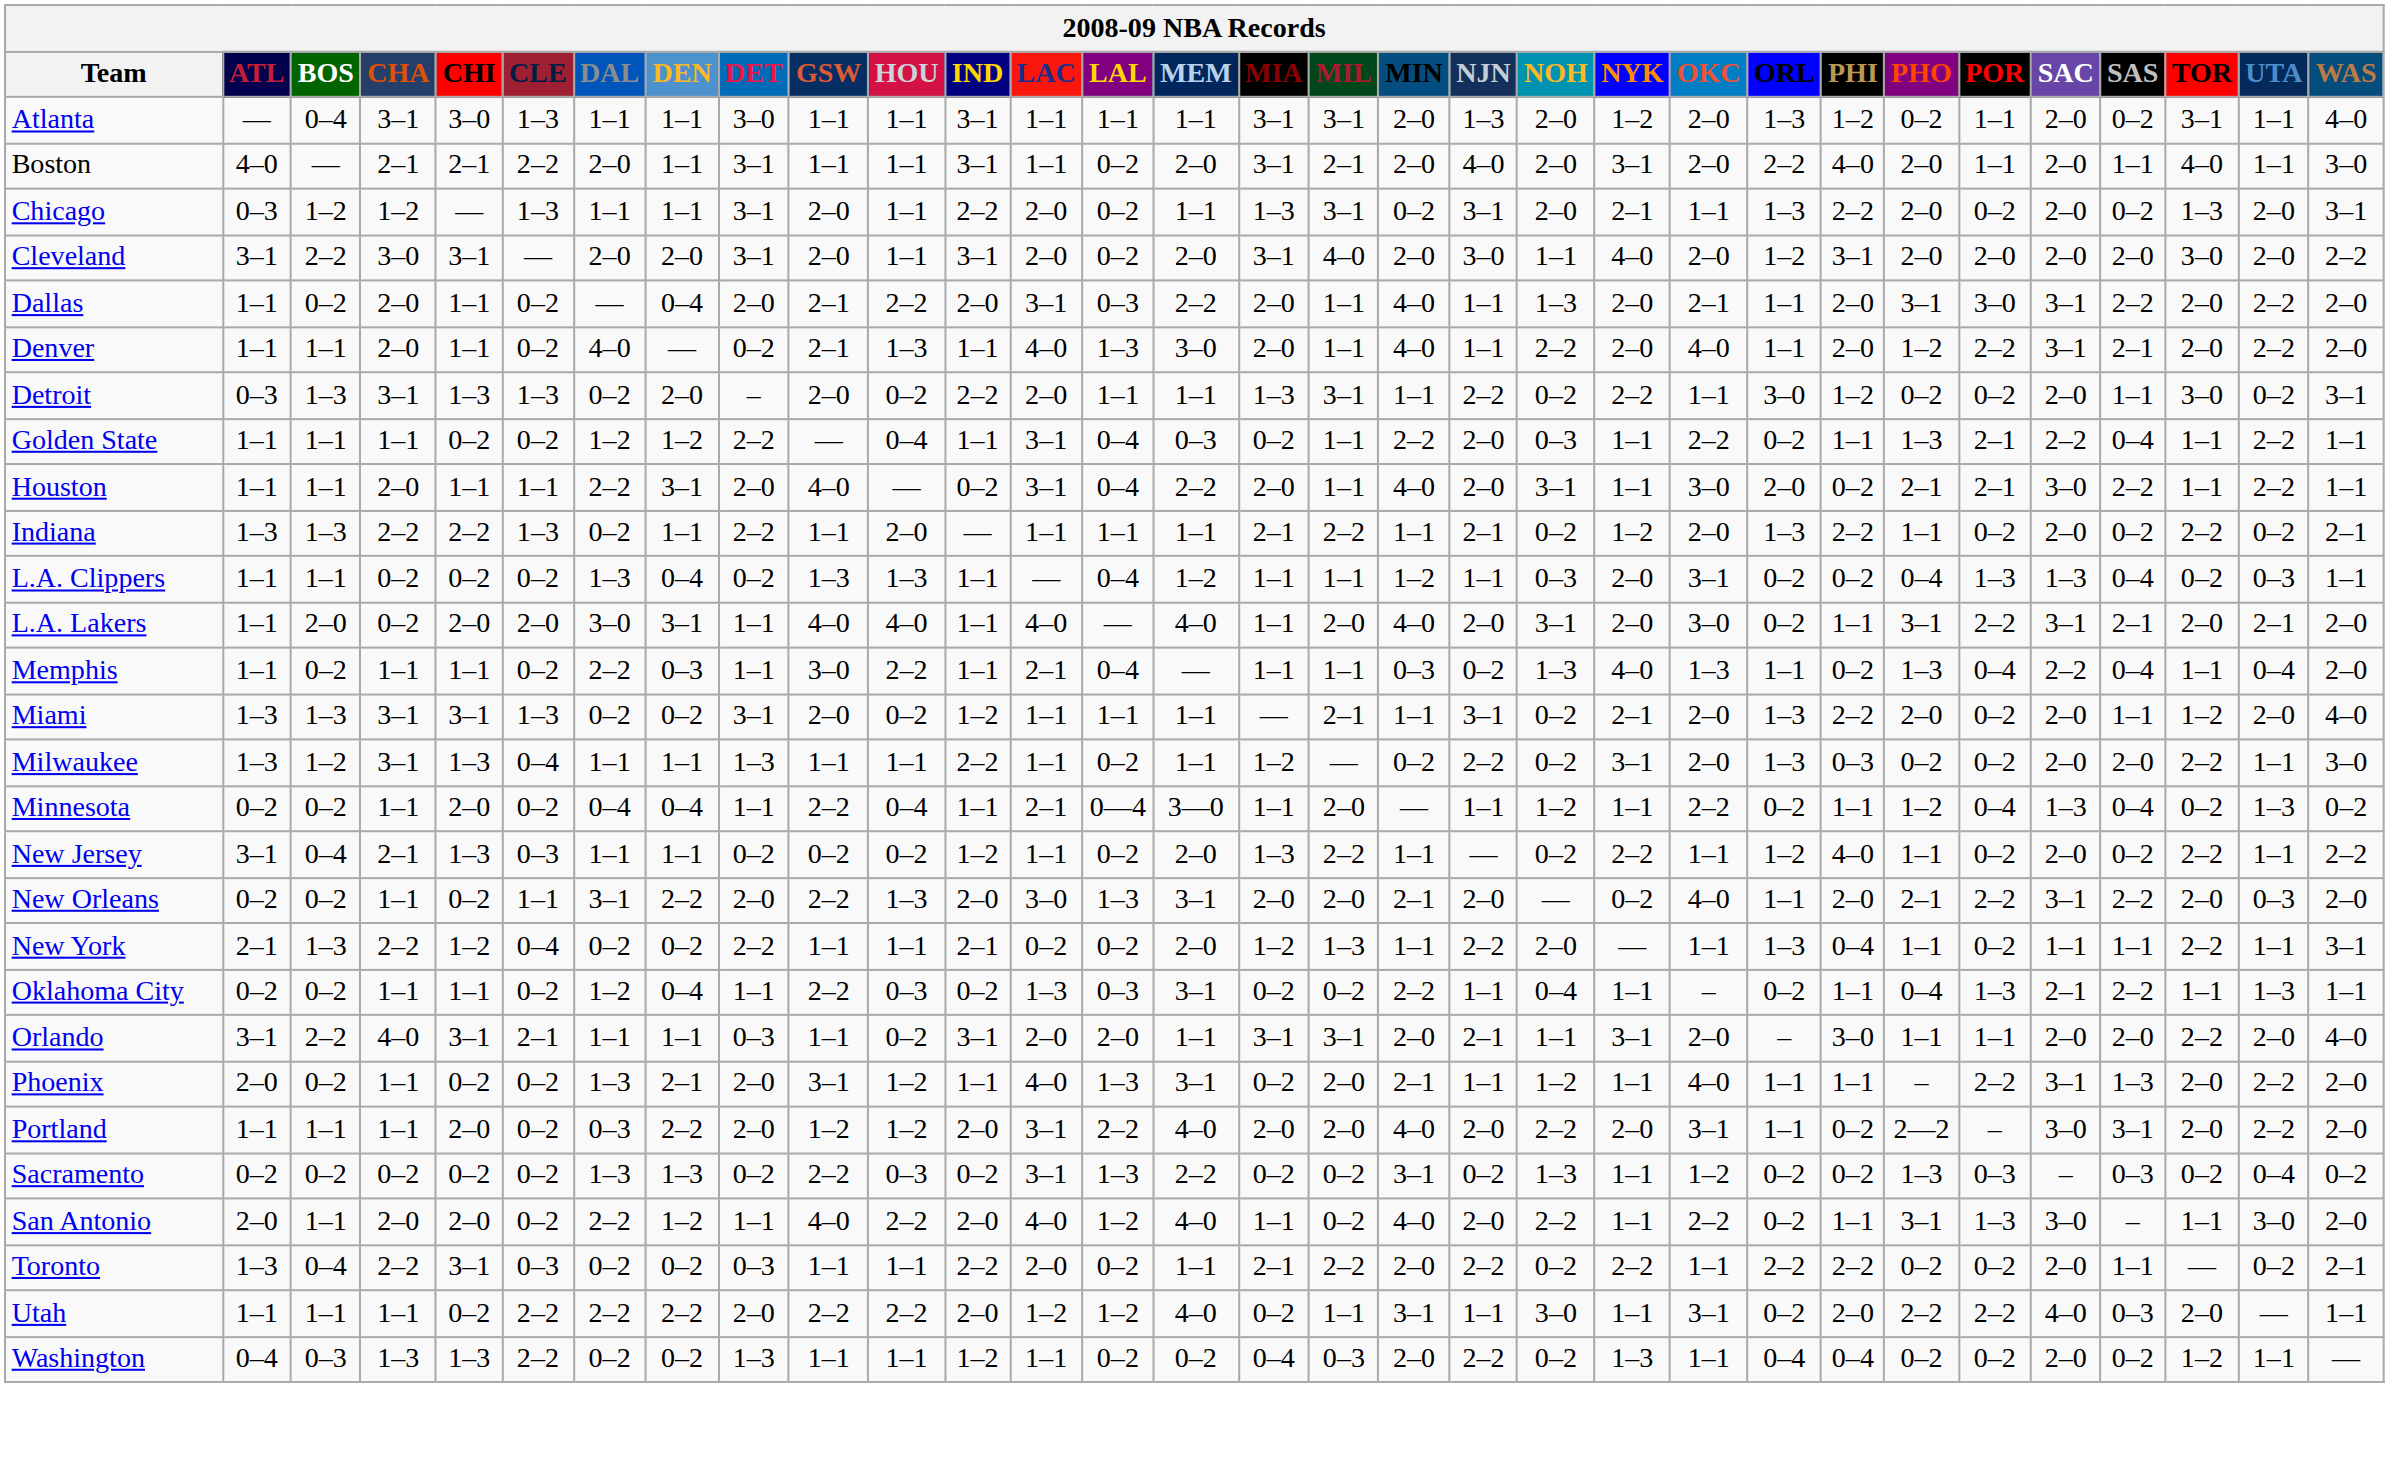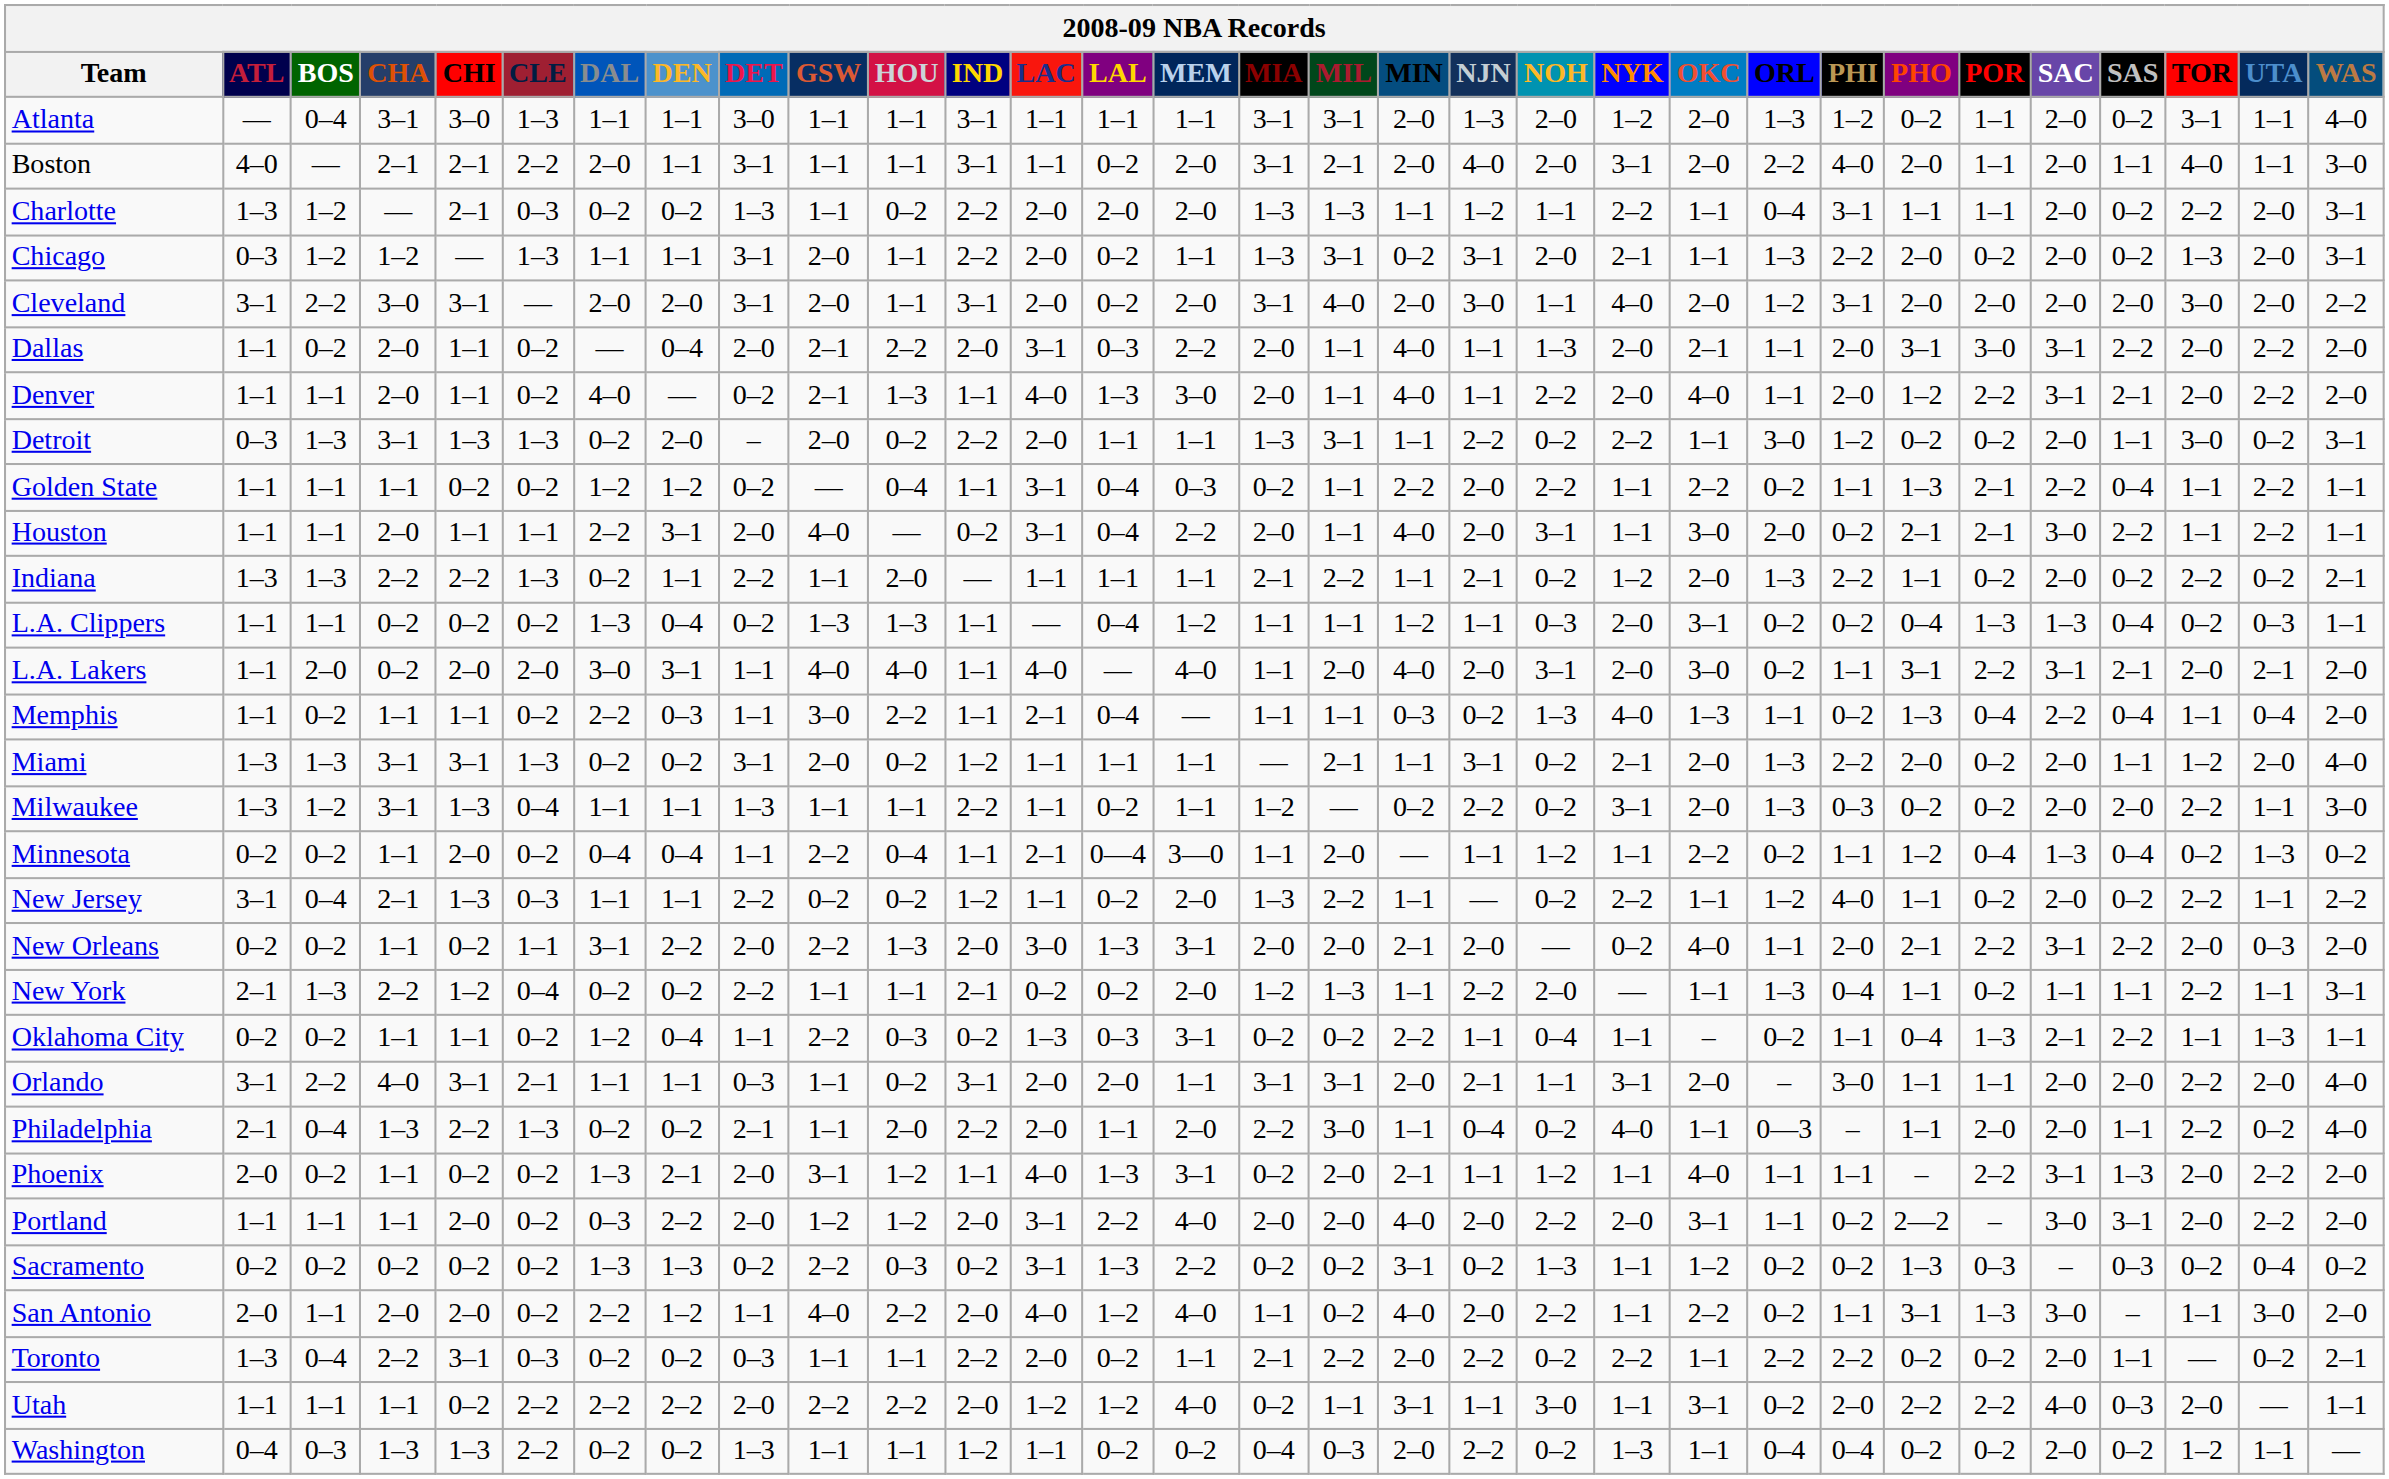+ row: (64, 210)
(754, 440) 2–2 -> (754, 486) 0–2
(1556, 440) 0–3 -> (1556, 486) 2–2
(754, 853) 0–2 -> (754, 899) 2–2
+ row: (82, 1128)
